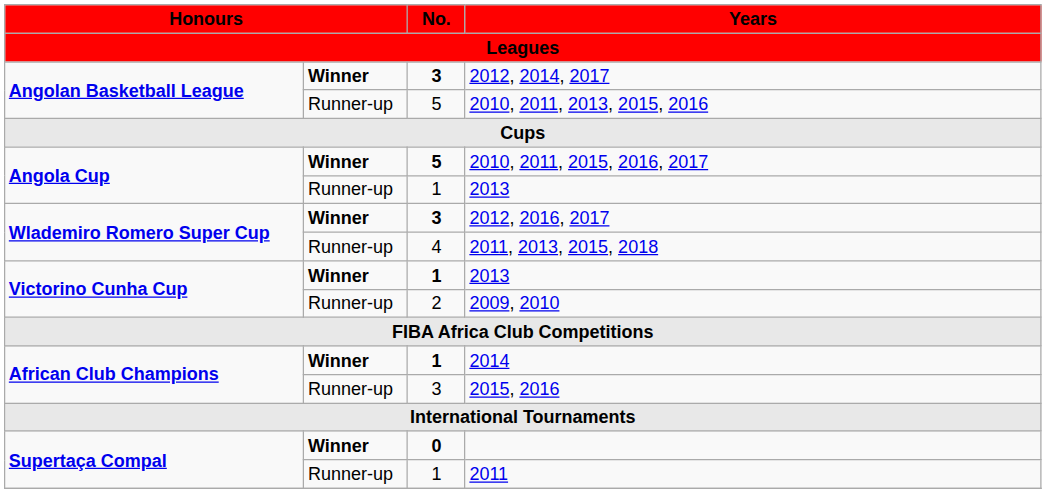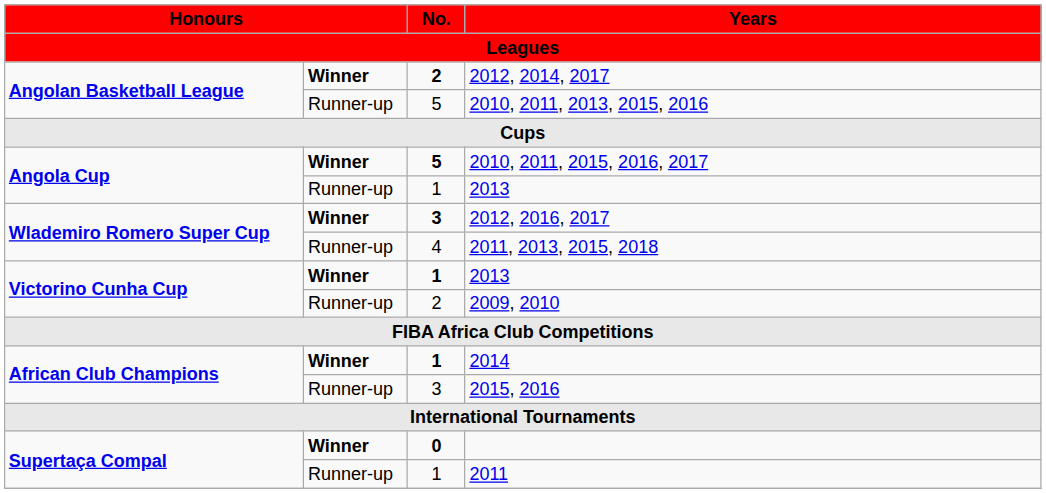(436, 76) 3 -> (436, 76) 2
